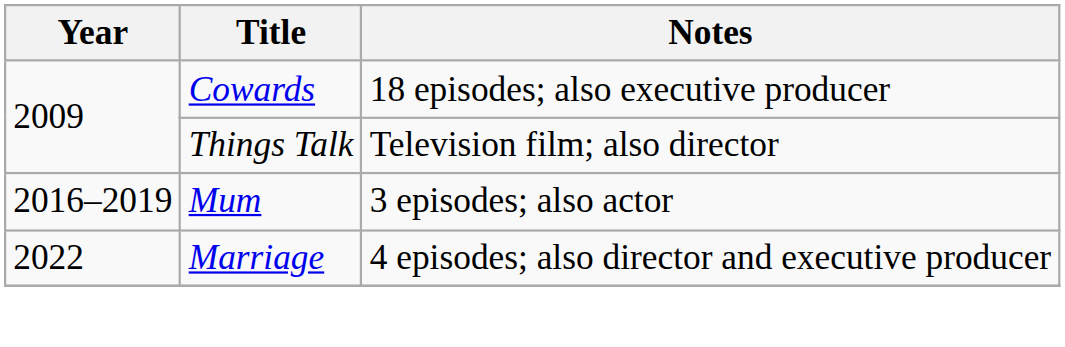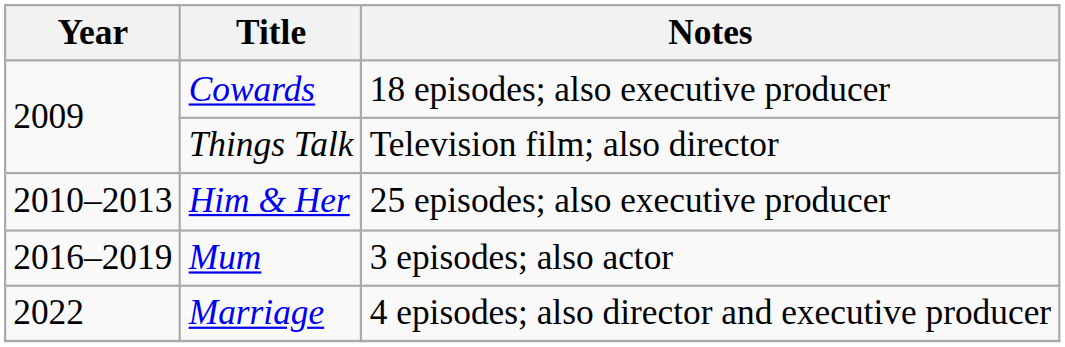+ row: (269, 200)
